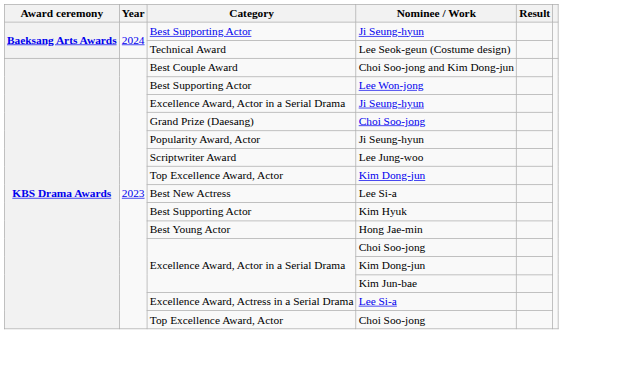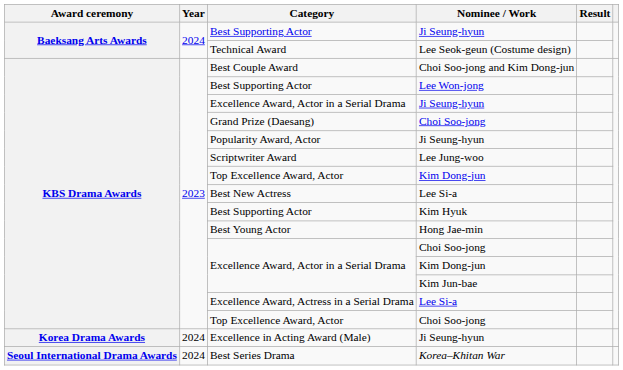+ row: (290, 337)
+ row: (252, 355)
